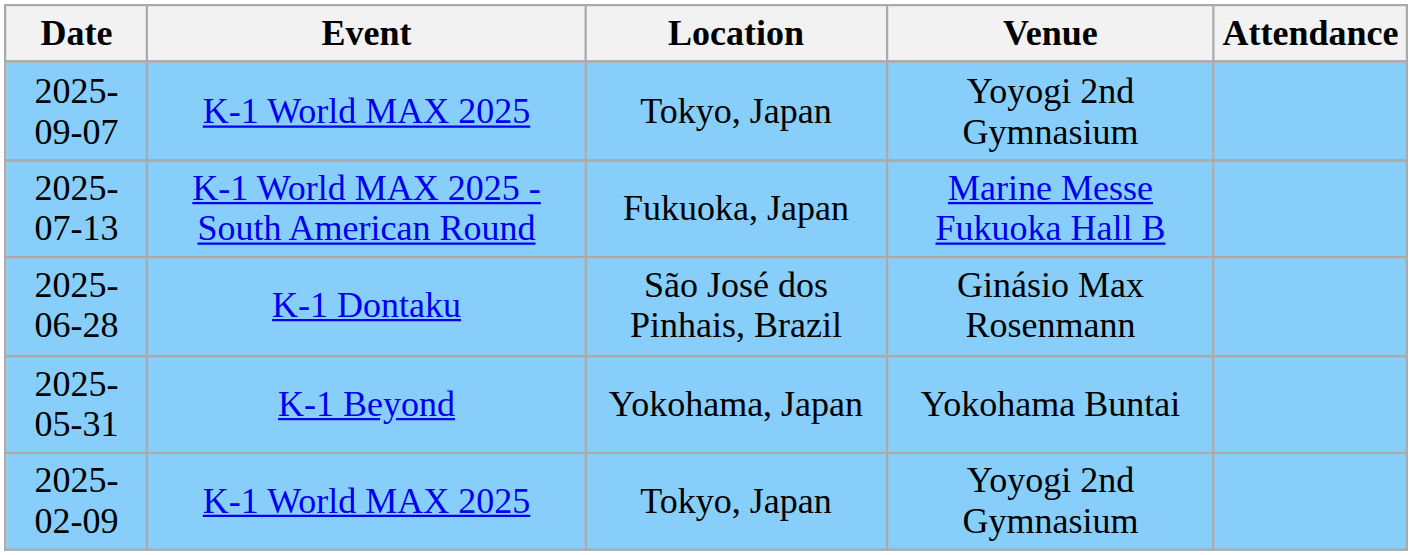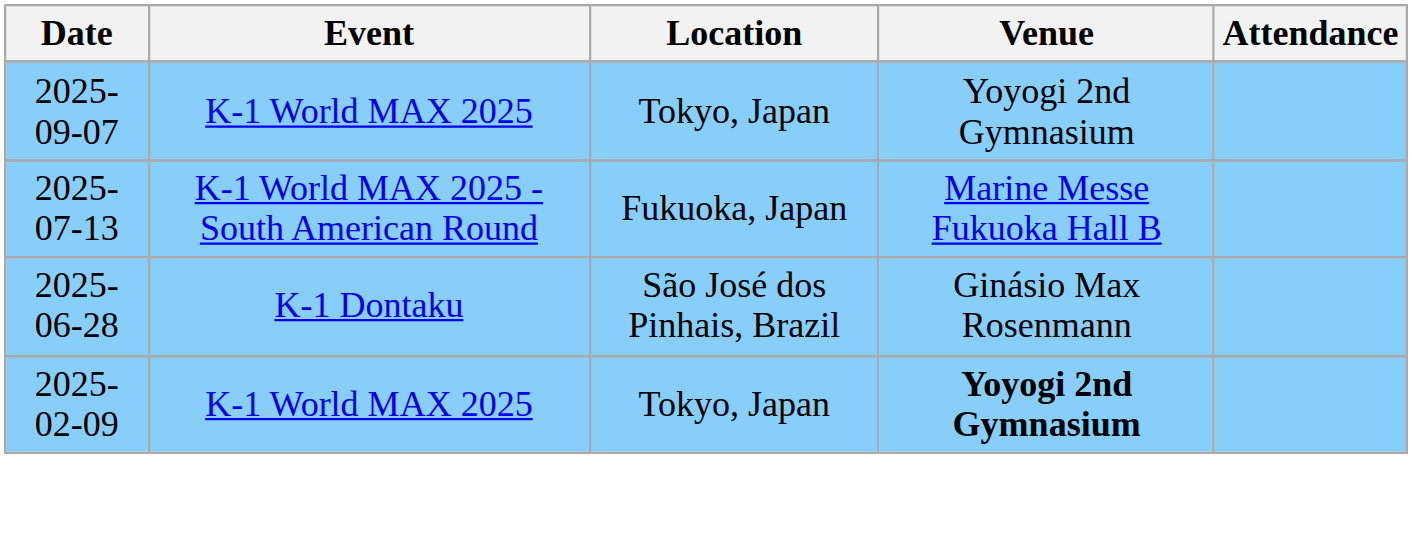- row: (77, 403)
(1050, 500) normal -> (1047, 403) bold
